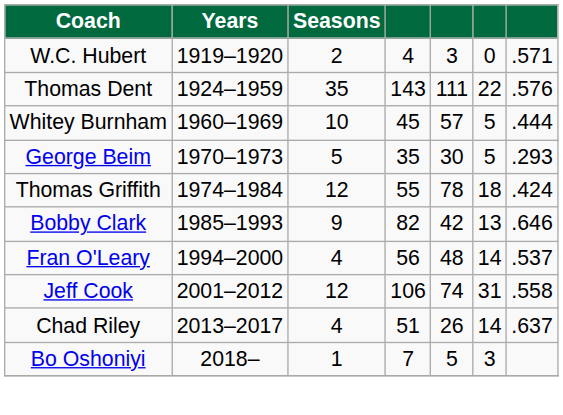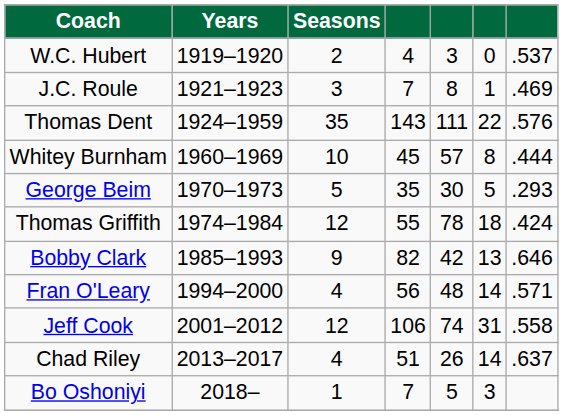(532, 55) .571 -> (532, 55) .537
+ row: (88, 88)
(490, 122) 5 -> (490, 156) 8
(532, 257) .537 -> (532, 291) .571
